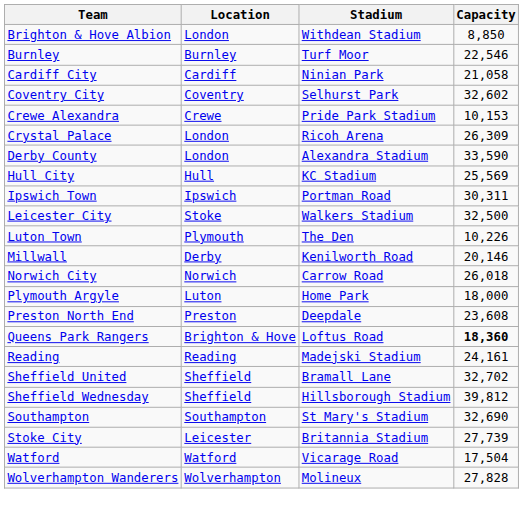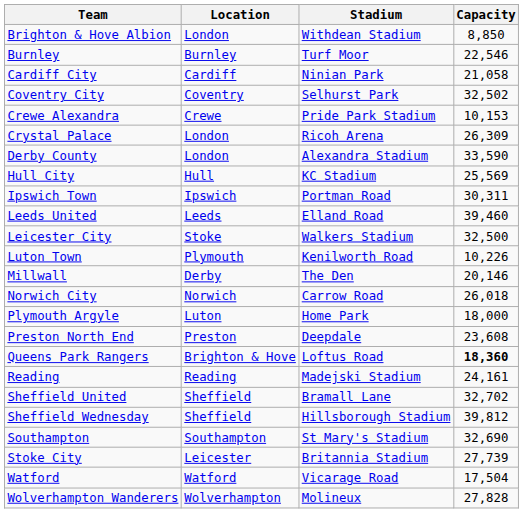(486, 95) 32,602 -> (486, 95) 32,502
+ row: (52, 216)
(328, 236) The Den -> (357, 256) Kenilworth Road
(357, 256) Kenilworth Road -> (328, 276) The Den
